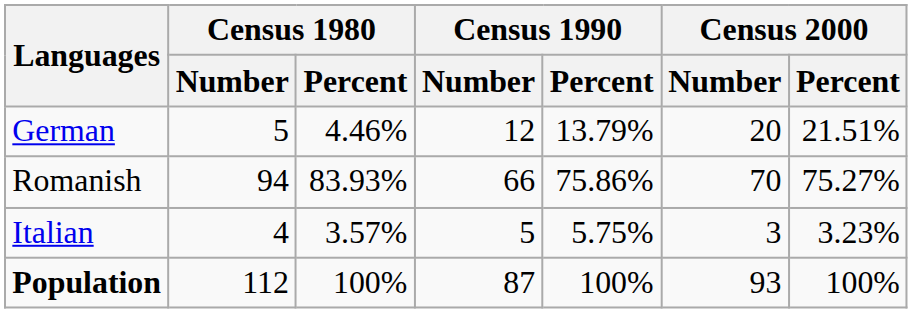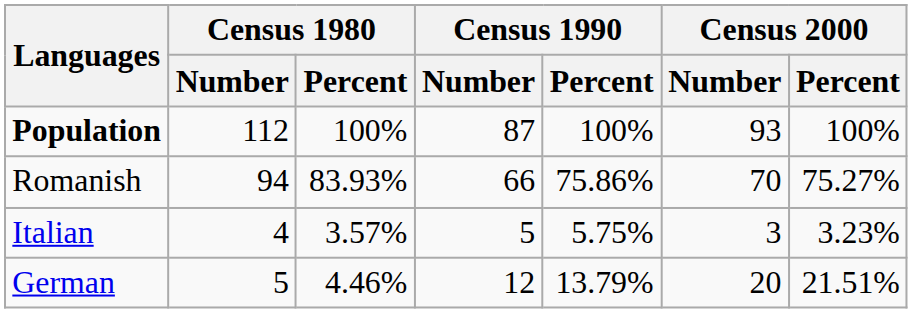rows swapped: (64, 130) <-> (87, 282)
